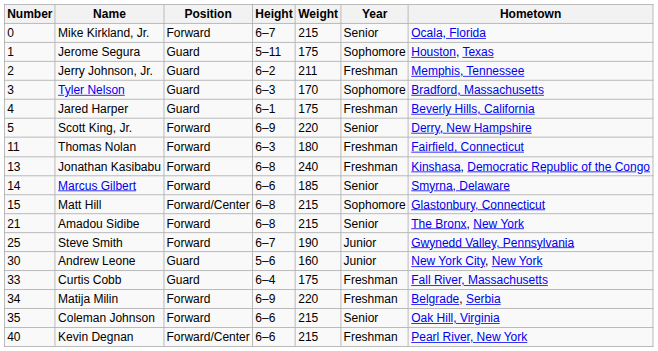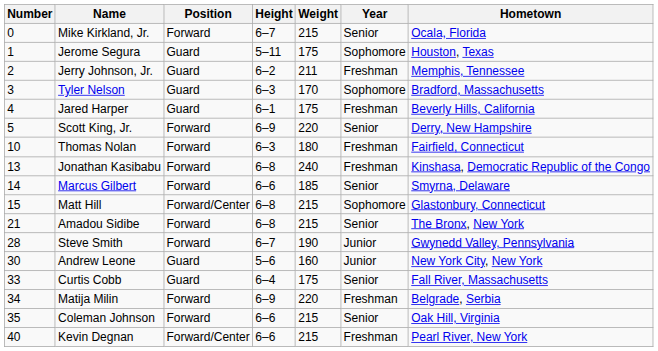(13, 147) 11 -> (14, 147) 10
(14, 242) 25 -> (14, 242) 28
(371, 280) Freshman -> (361, 280) Senior
